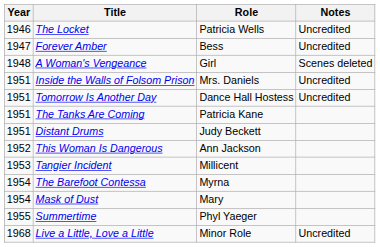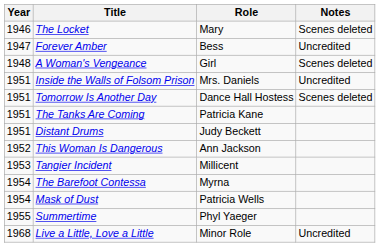(232, 30) Patricia Wells -> (211, 30) Mary
(324, 30) Uncredited -> (335, 30) Scenes deleted
(324, 98) Uncredited -> (335, 98) Scenes deleted
(211, 200) Mary -> (232, 200) Patricia Wells
